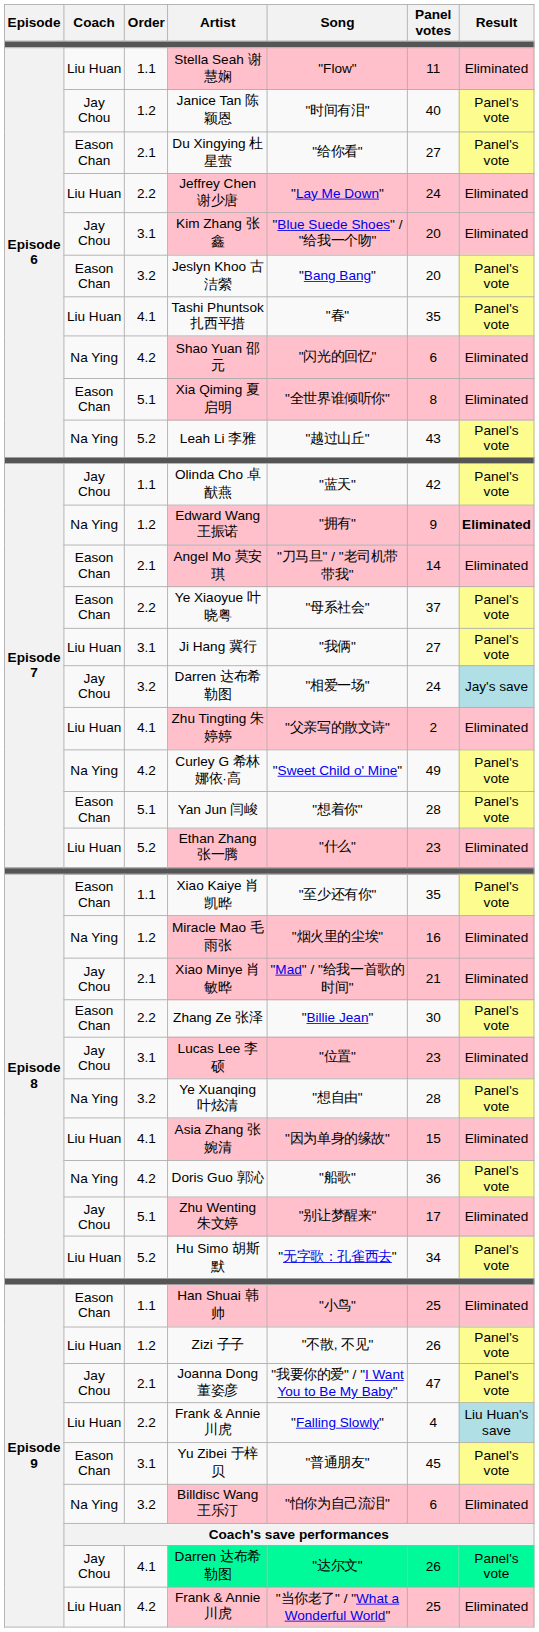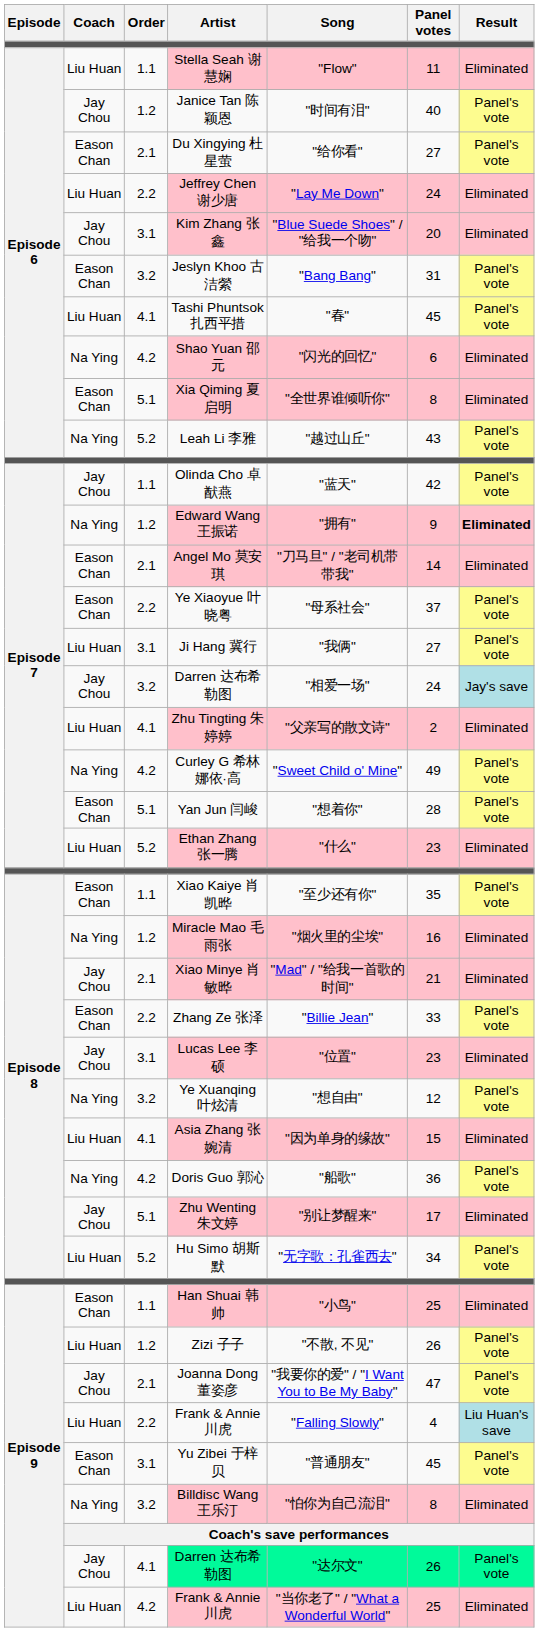(433, 275) 20 -> (433, 275) 31
(433, 316) 35 -> (433, 316) 45
(433, 1018) 30 -> (433, 1018) 33
(433, 1098) 28 -> (433, 1098) 12
(433, 1504) 6 -> (433, 1504) 8
